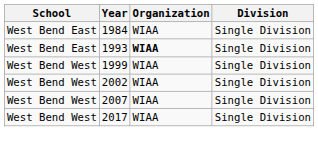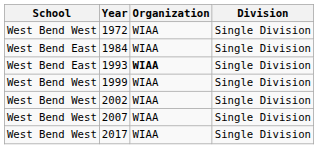+ row: (115, 30)
